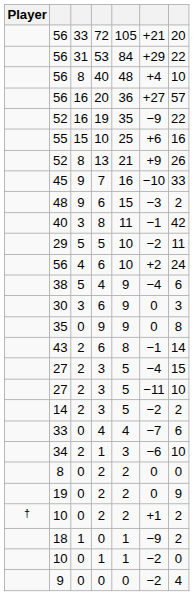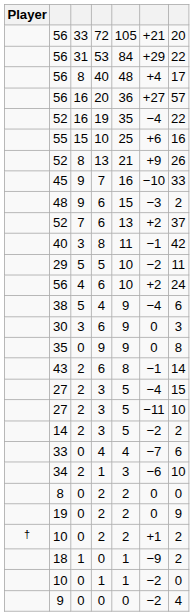(178, 77) 10 -> (178, 77) 17
(154, 118) −9 -> (154, 118) −4
+ row: (60, 222)
